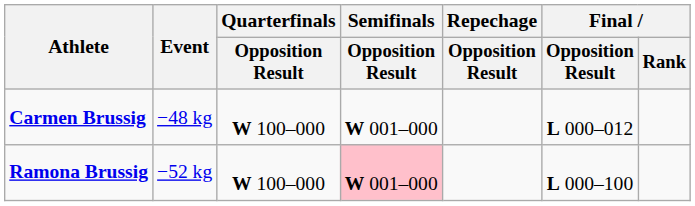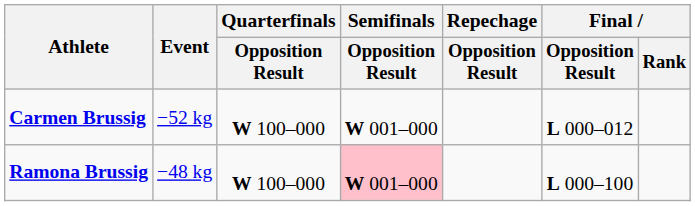(185, 117) −48 kg -> (185, 117) −52 kg
(185, 172) −52 kg -> (185, 172) −48 kg
